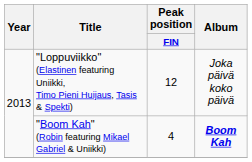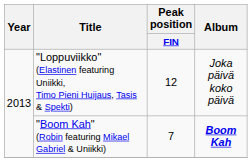(171, 136) 4 -> (171, 136) 7
